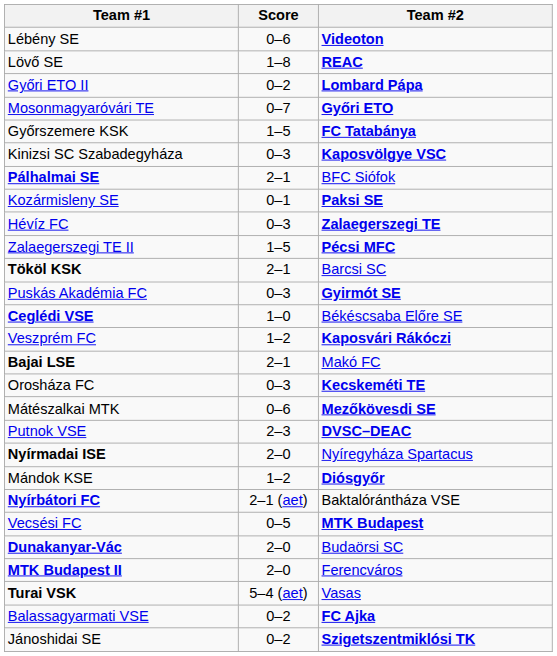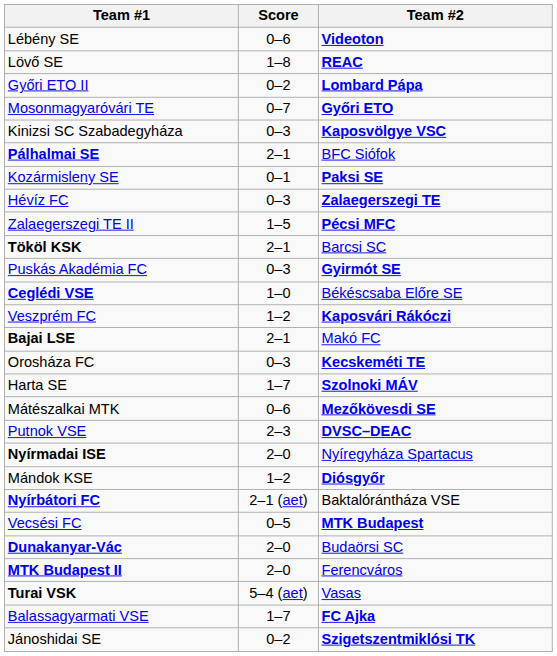- row: (68, 131)
+ row: (37, 385)
(278, 616) 0–2 -> (278, 616) 1–7
